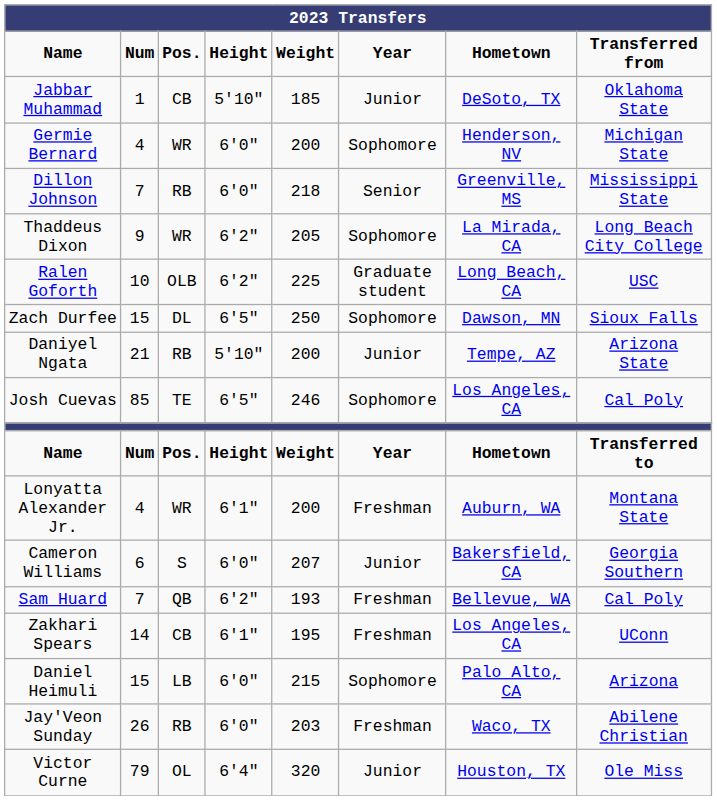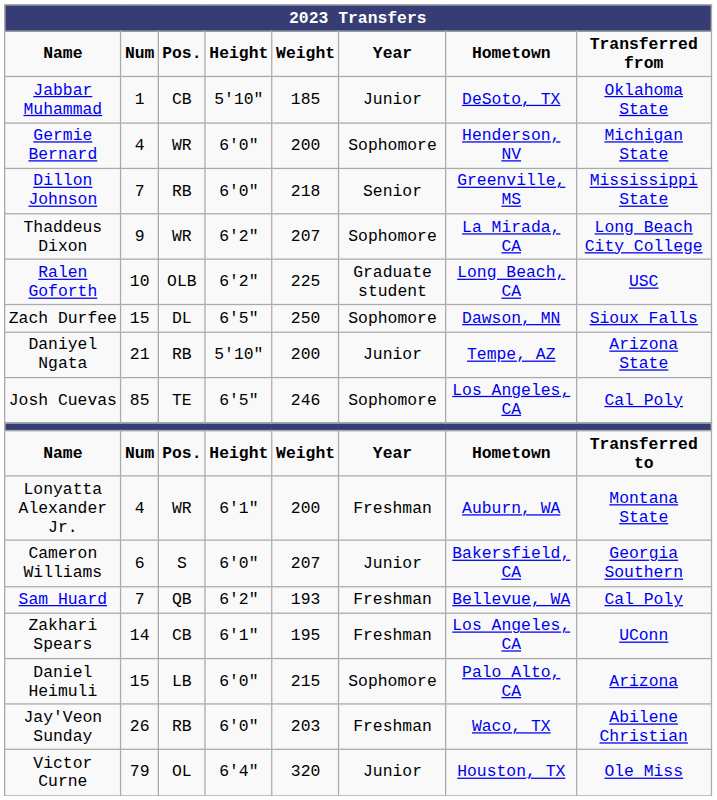(306, 237) 205 -> (306, 237) 207
